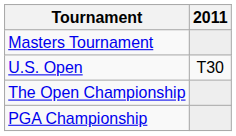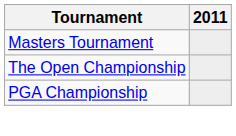- row: (45, 68)
